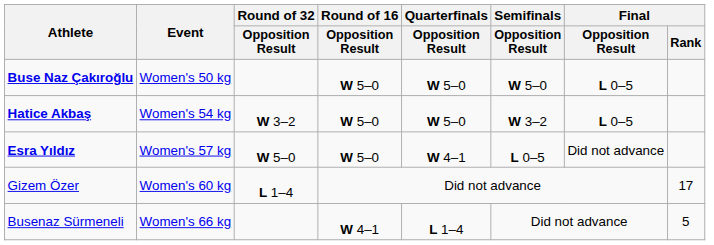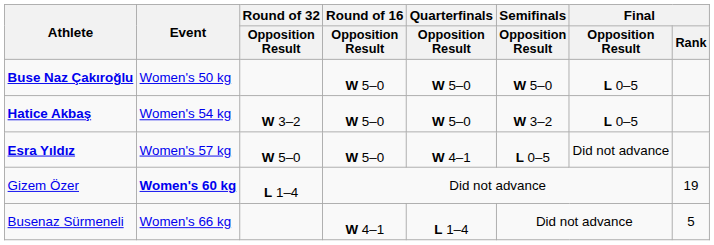(185, 186) normal -> (188, 186) bold
(686, 186) 17 -> (691, 186) 19
